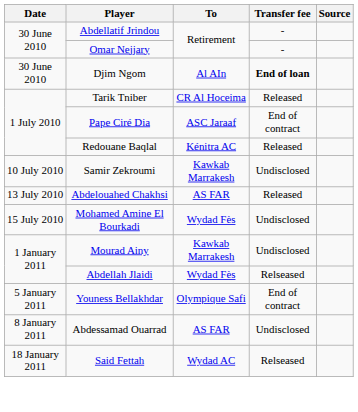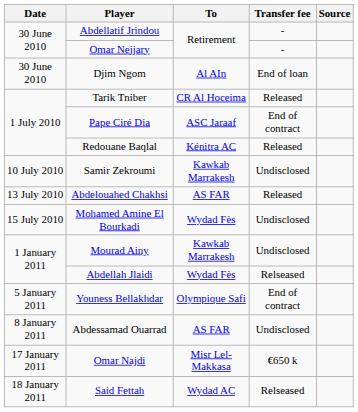(283, 73) bold -> (283, 73) normal
+ row: (120, 360)
